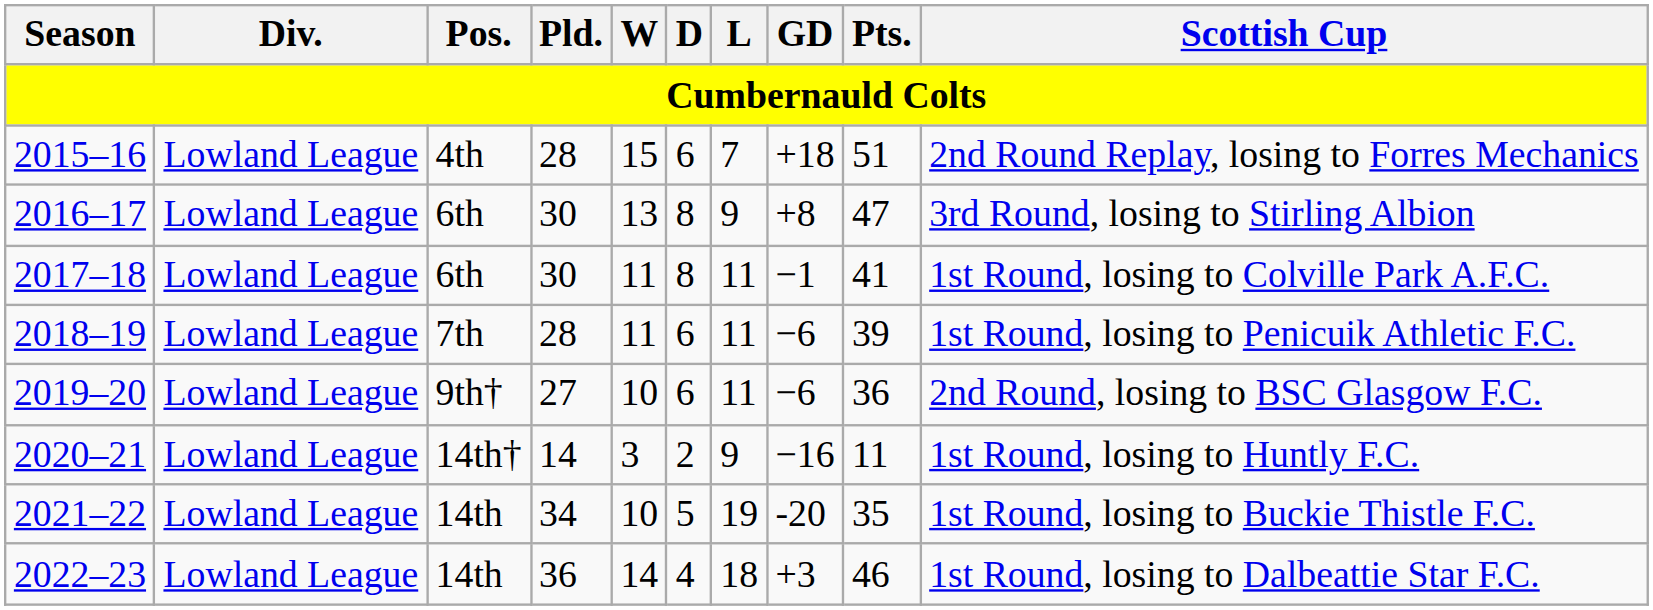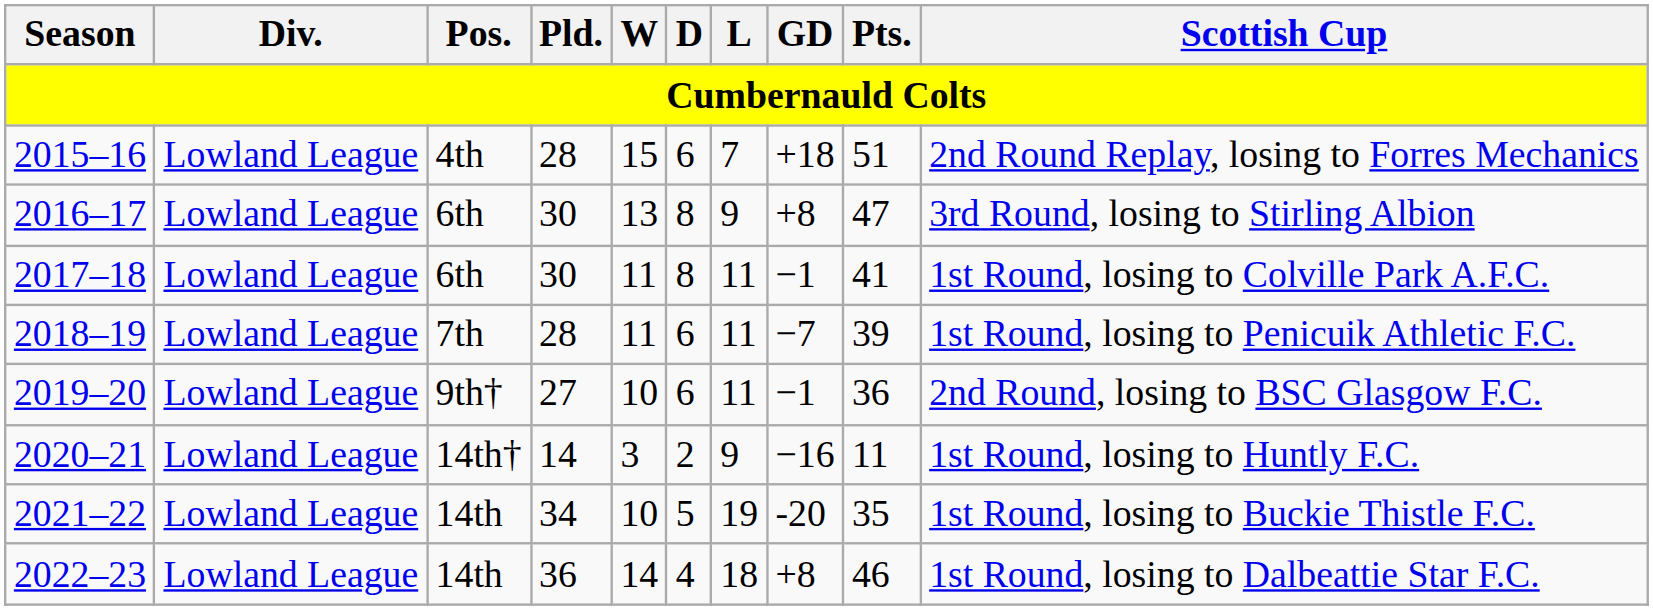(796, 333) −6 -> (796, 333) −7
(796, 393) −6 -> (796, 393) −1
(796, 573) +3 -> (796, 573) +8
